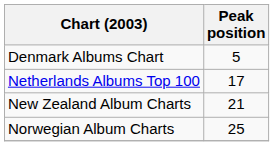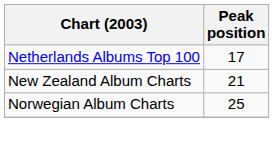- row: (86, 57)
